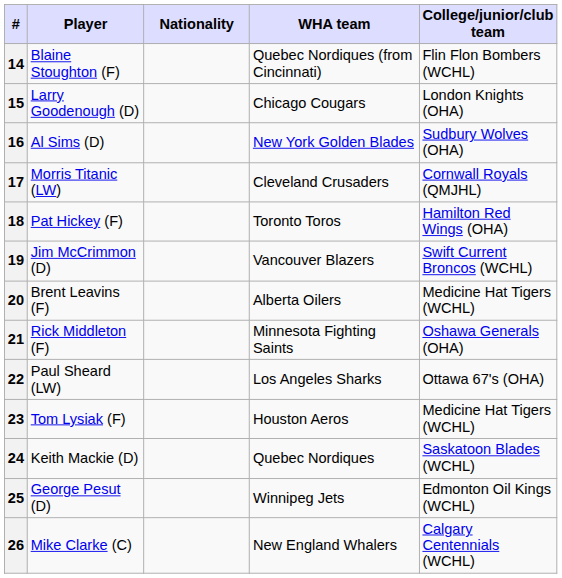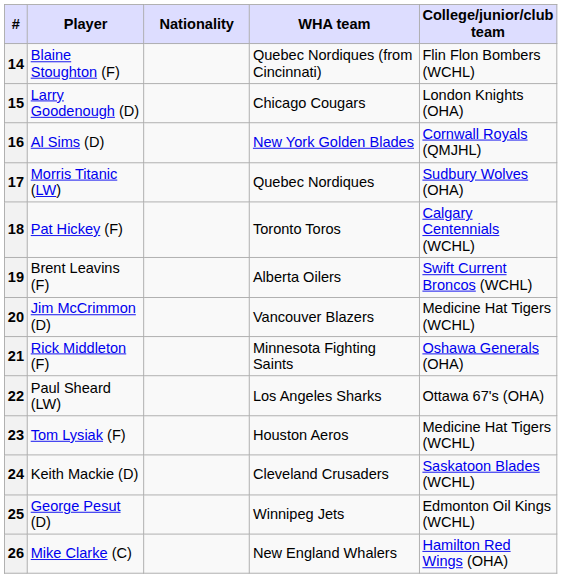(475, 142) Sudbury Wolves (OHA) -> (475, 142) Cornwall Royals (QMJHL)
(321, 182) Cleveland Crusaders -> (314, 182) Quebec Nordiques
(475, 182) Cornwall Royals (QMJHL) -> (475, 182) Sudbury Wolves (OHA)
(467, 221) Hamilton Red Wings (OHA) -> (461, 229) Calgary Centennials (WCHL)
(83, 261) Jim McCrimmon (D) -> (75, 277) Brent Leavins (F)
(313, 261) Vancouver Blazers -> (297, 277) Alberta Oilers
(75, 300) Brent Leavins (F) -> (83, 316) Jim McCrimmon (D)
(297, 300) Alberta Oilers -> (313, 316) Vancouver Blazers
(314, 458) Quebec Nordiques -> (321, 474) Cleveland Crusaders
(461, 545) Calgary Centennials (WCHL) -> (467, 553) Hamilton Red Wings (OHA)
